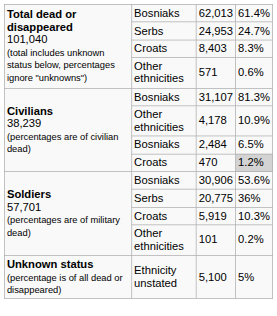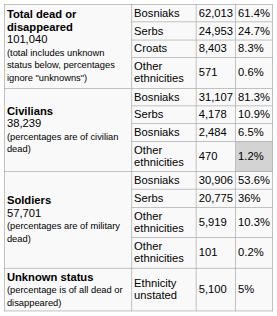(159, 121) Other ethnicities -> (149, 114) Serbs
(151, 162) Croats -> (159, 156) Other ethnicities
(151, 216) Croats -> (159, 222) Other ethnicities
